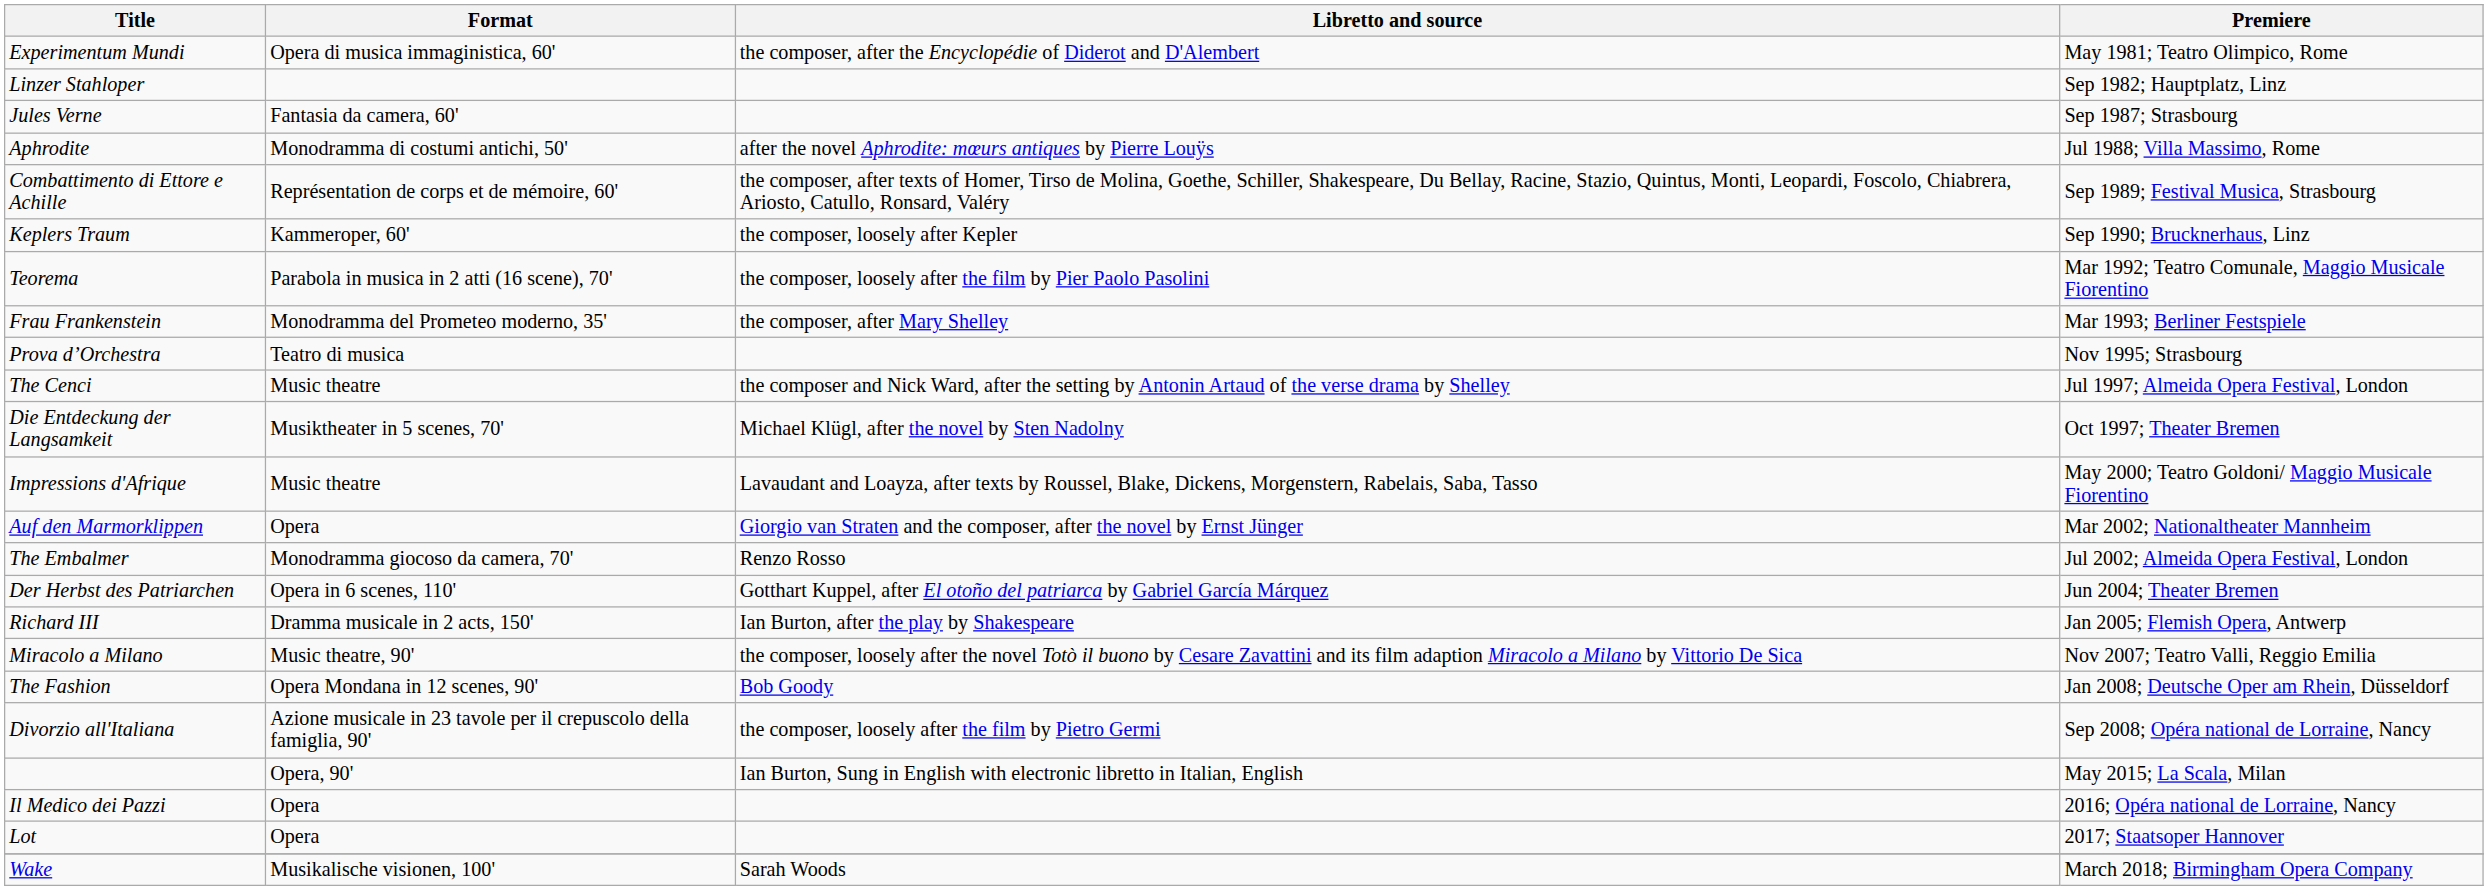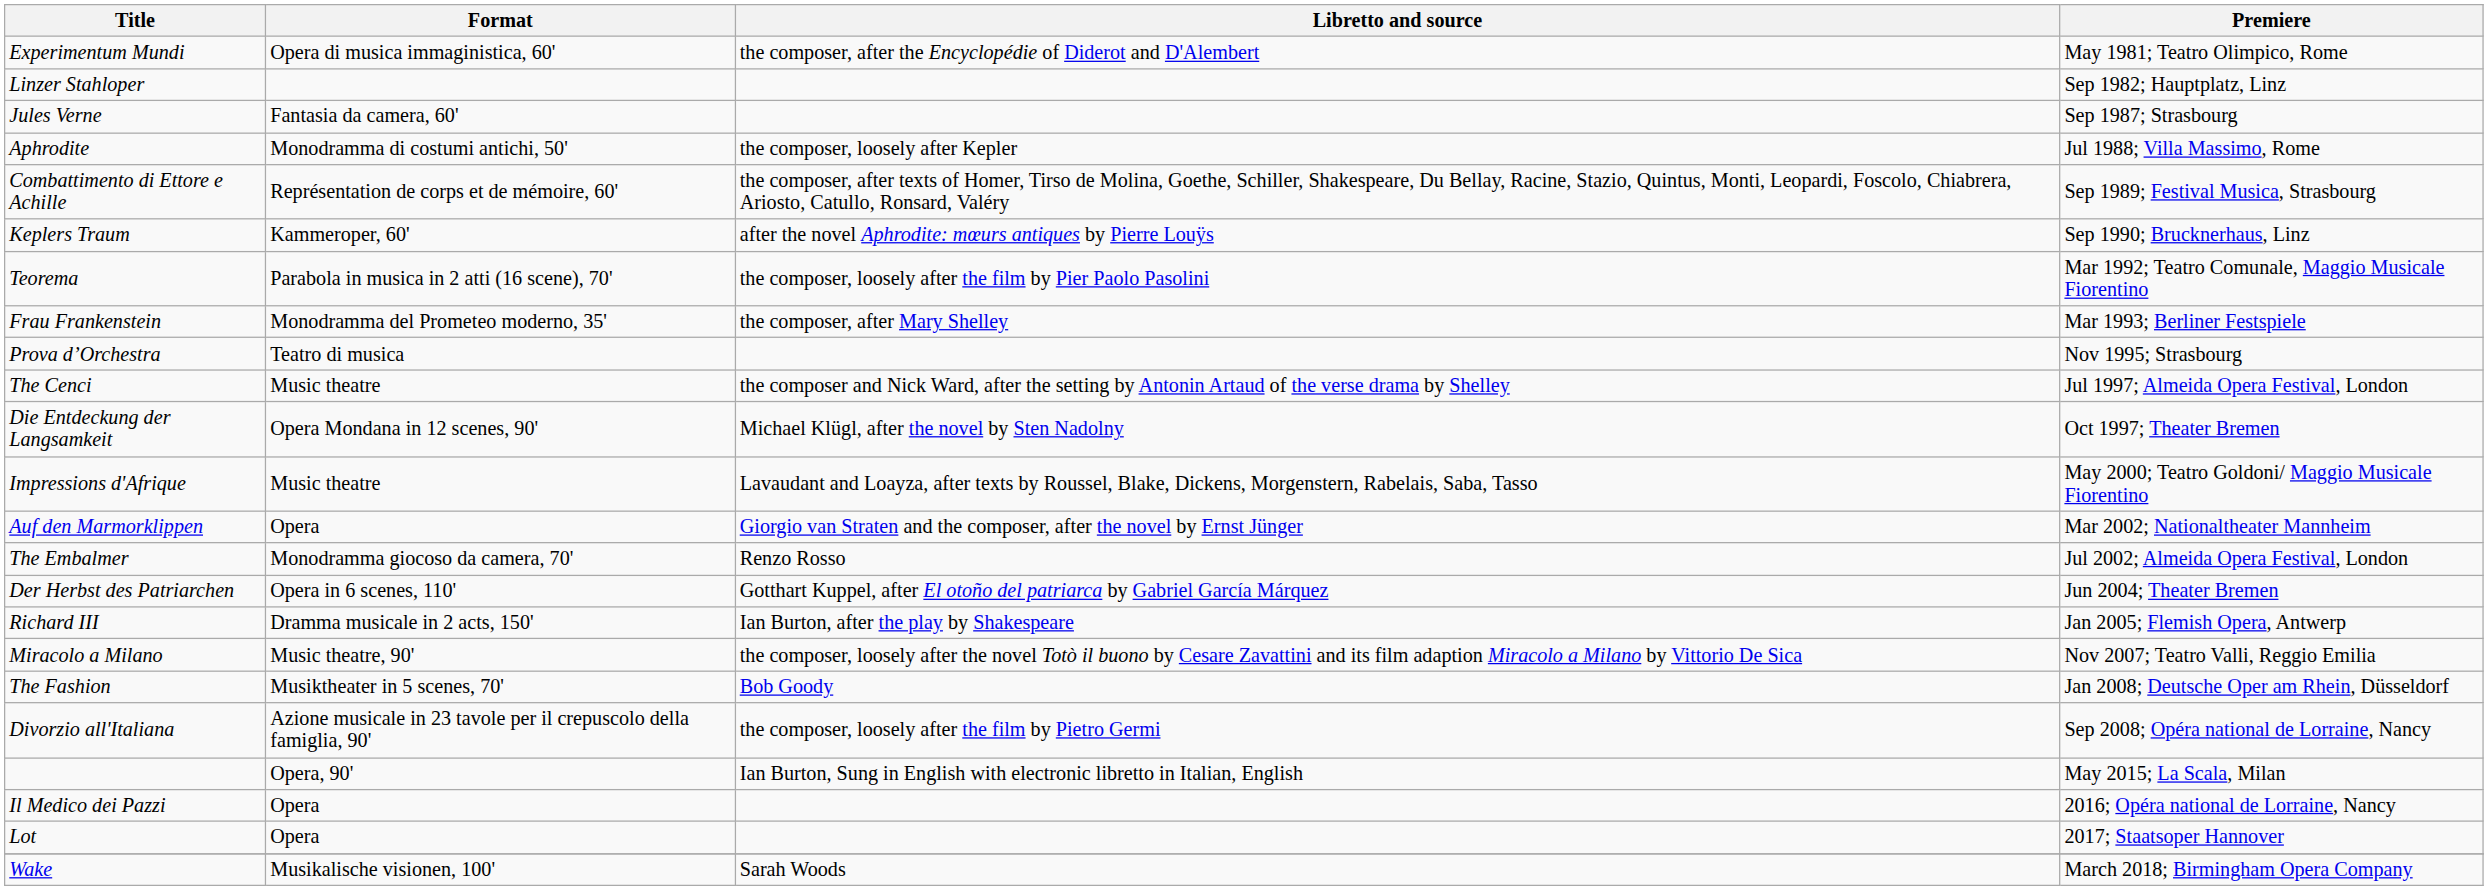(977, 148) after the novel Aphrodite: mœurs antiques by Pierre Louÿs -> (878, 148) the composer, loosely after Kepler
(878, 235) the composer, loosely after Kepler -> (977, 235) after the novel Aphrodite: mœurs antiques by Pierre Louÿs
(387, 428) Musiktheater in 5 scenes, 70' -> (404, 428) Opera Mondana in 12 scenes, 90'
(404, 686) Opera Mondana in 12 scenes, 90' -> (387, 686) Musiktheater in 5 scenes, 70'
